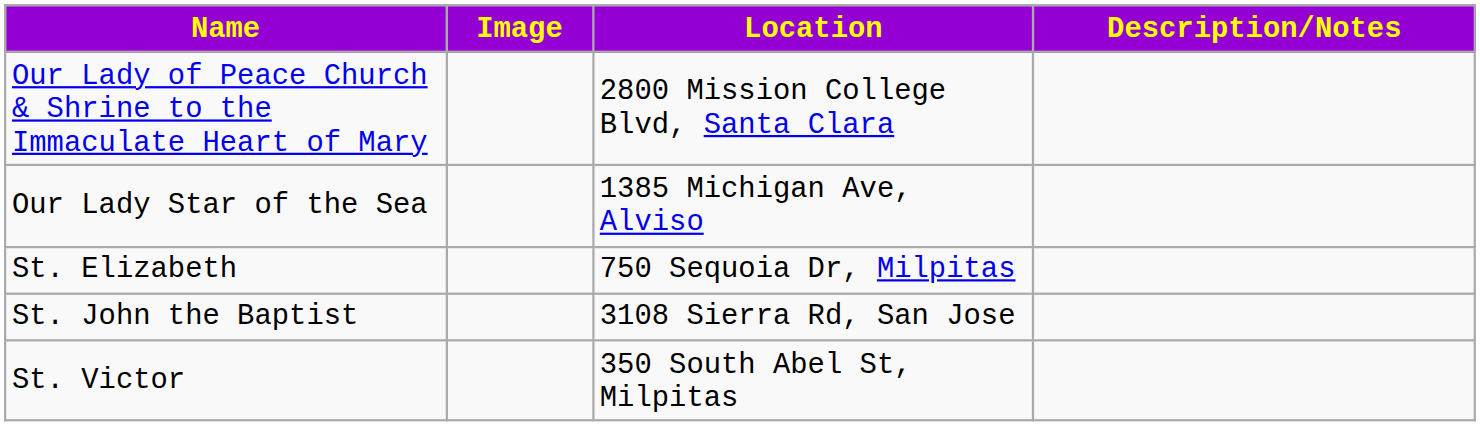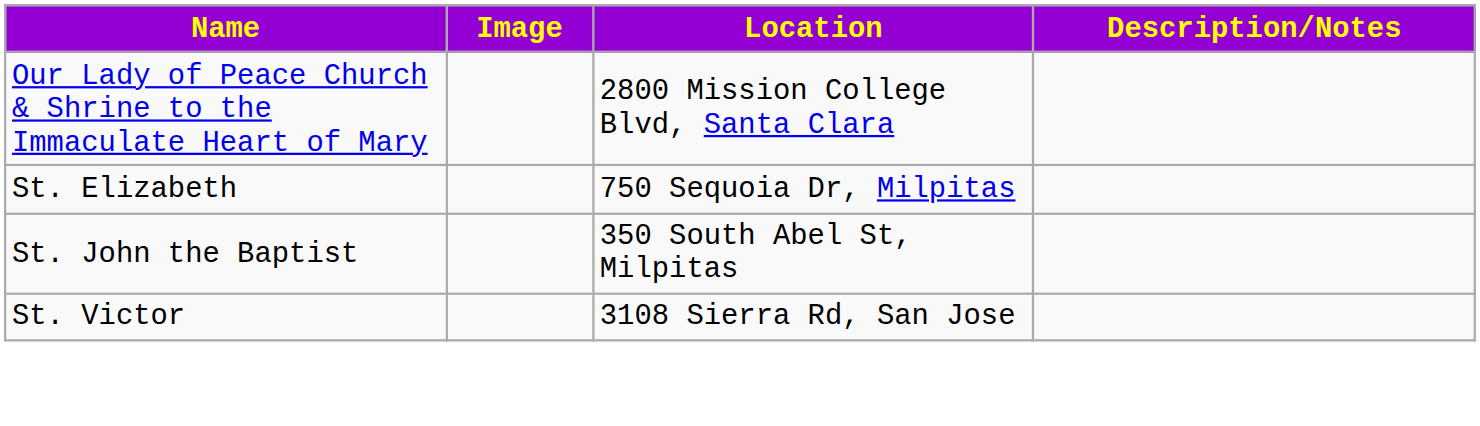- row: (220, 206)
(808, 317) 3108 Sierra Rd, San Jose -> (756, 253) 350 South Abel St, Milpitas
(756, 380) 350 South Abel St, Milpitas -> (808, 317) 3108 Sierra Rd, San Jose
